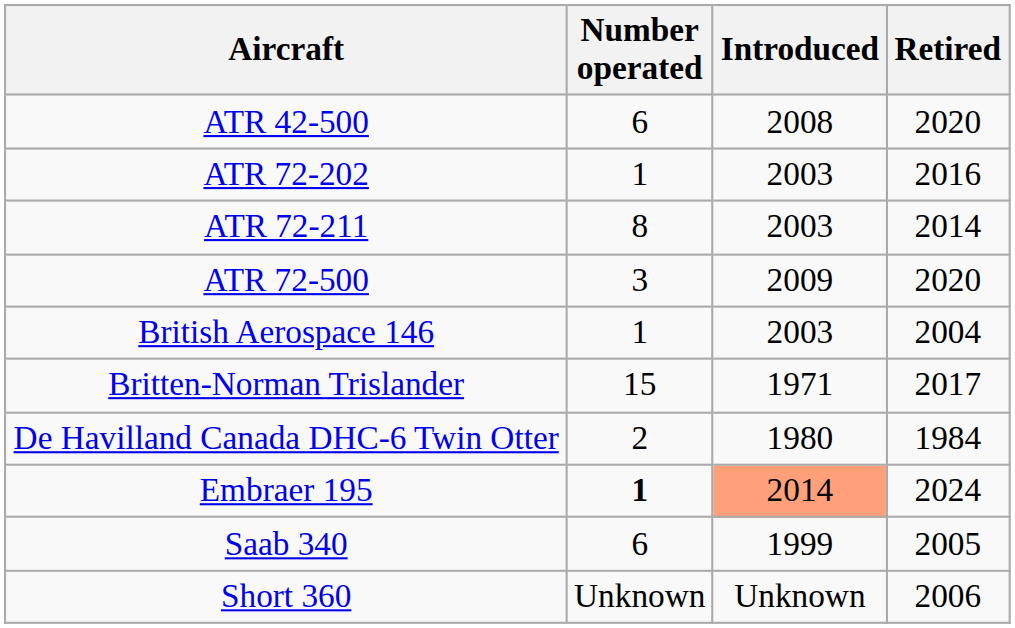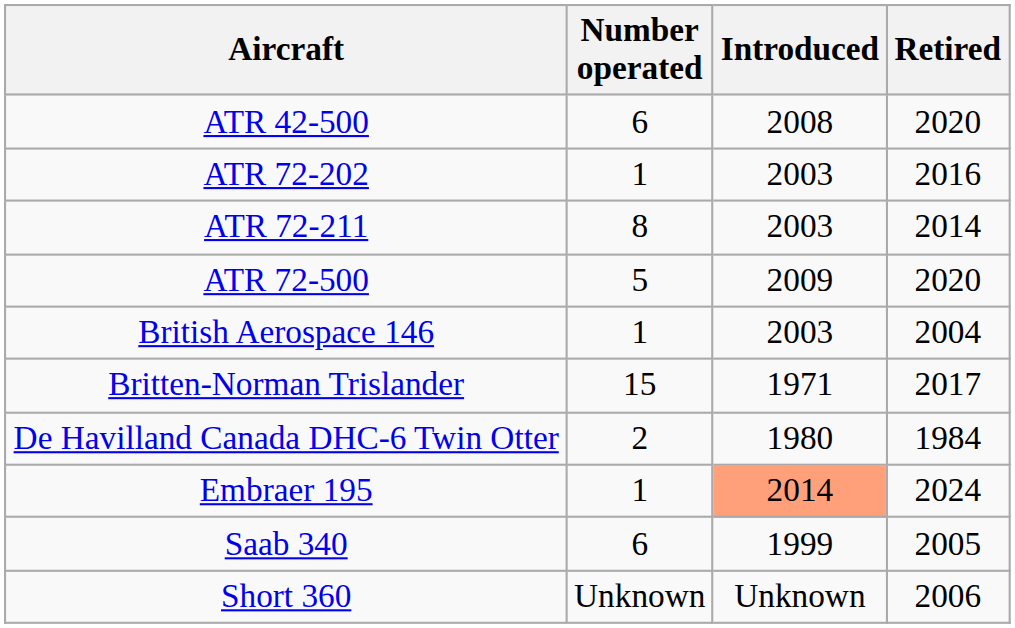(640, 279) 3 -> (640, 279) 5
(640, 490) bold -> (640, 490) normal
